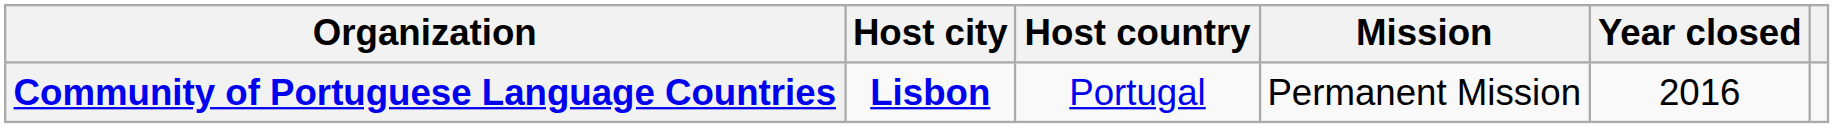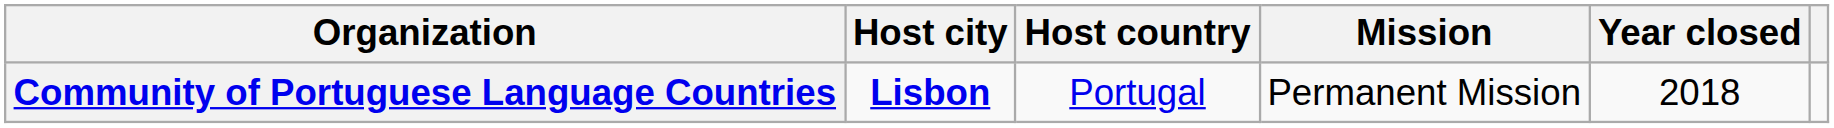(1700, 91) 2016 -> (1700, 91) 2018
